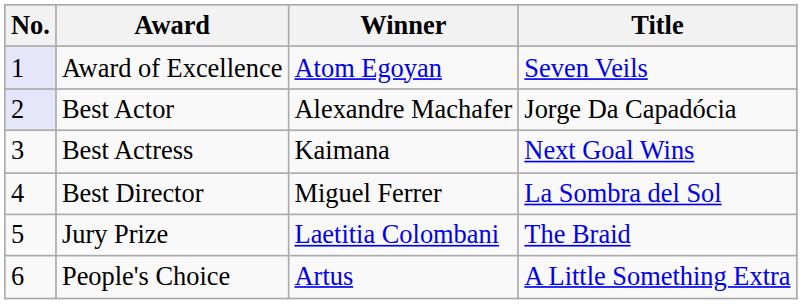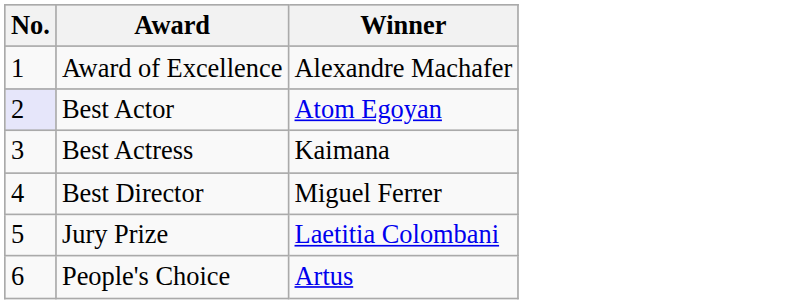- column: (657, 25)
(18, 67) lavender background -> (18, 67) no background
(368, 67) Atom Egoyan -> (403, 67) Alexandre Machafer
(403, 109) Alexandre Machafer -> (368, 109) Atom Egoyan
